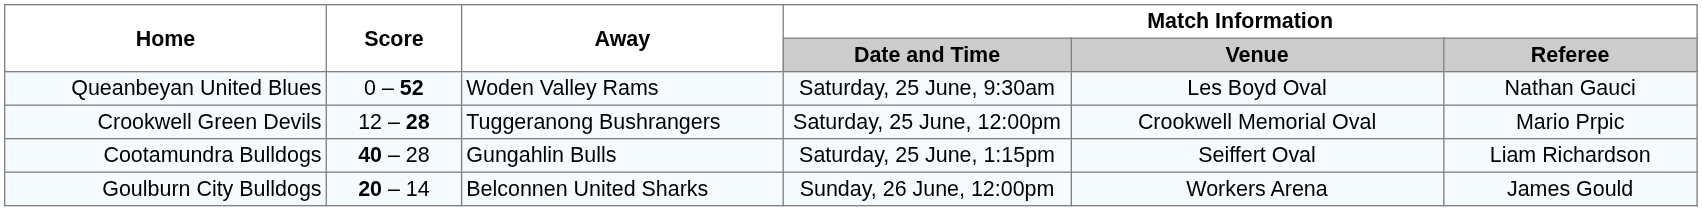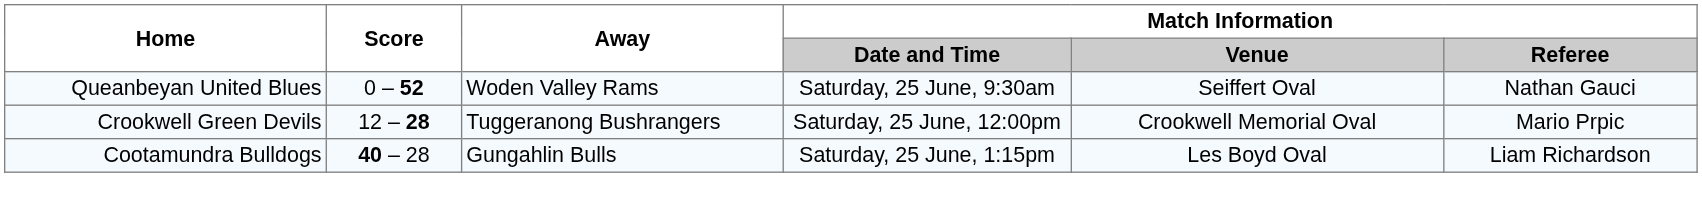(1257, 88) Les Boyd Oval -> (1257, 88) Seiffert Oval
(1257, 155) Seiffert Oval -> (1257, 155) Les Boyd Oval
- row: (212, 188)
